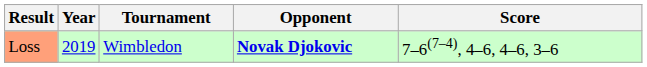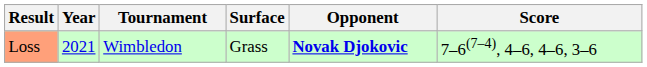+ column: (257, 17)
(79, 46) 2019 -> (79, 46) 2021
